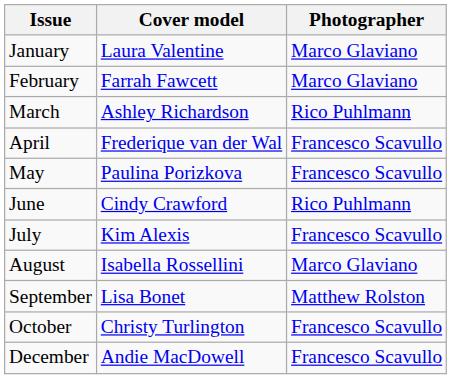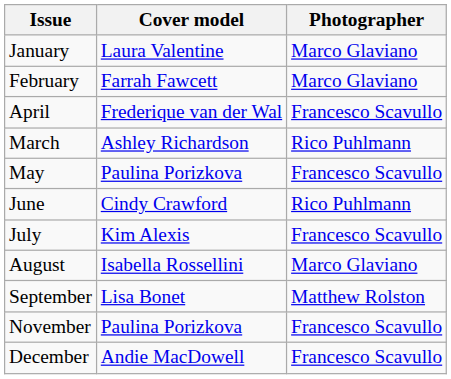rows swapped: (34, 111) <-> (30, 142)
- row: (40, 326)
+ row: (50, 326)
